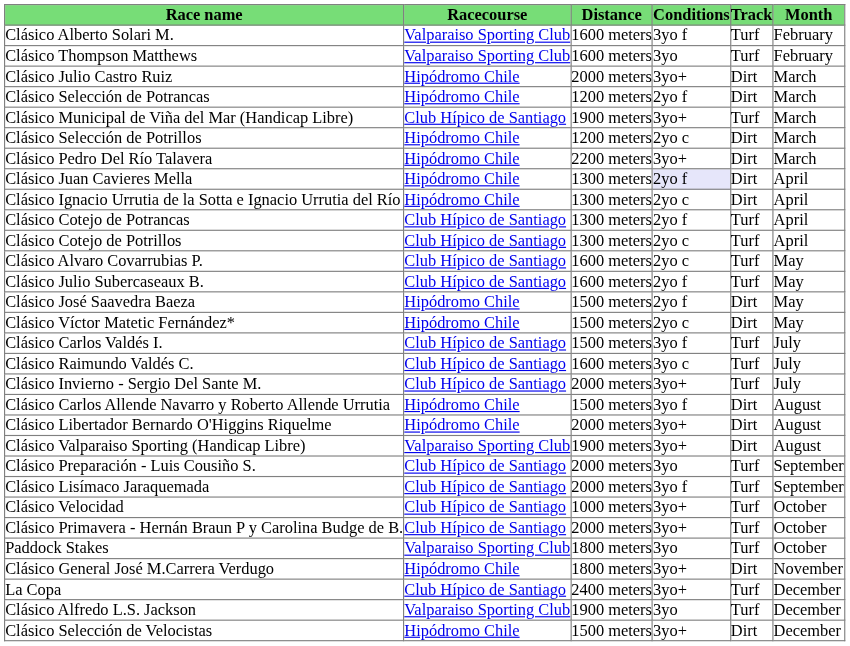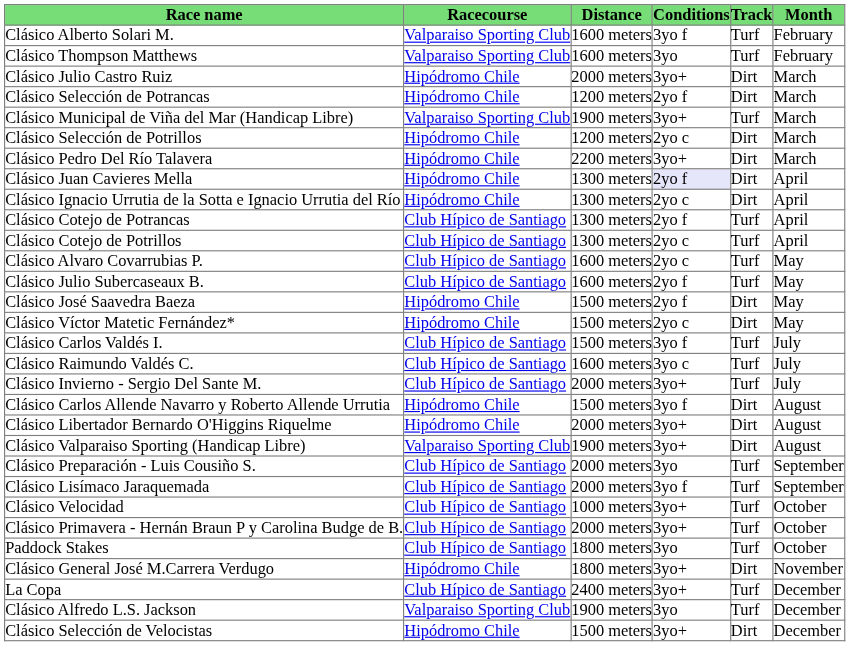(485, 117) Club Hípico de Santiago -> (487, 117) Valparaiso Sporting Club
(487, 548) Valparaiso Sporting Club -> (485, 548) Club Hípico de Santiago
